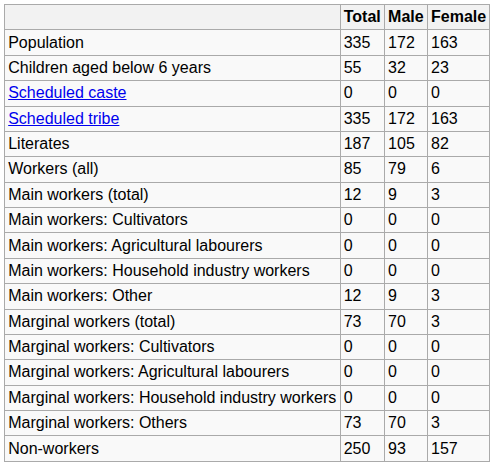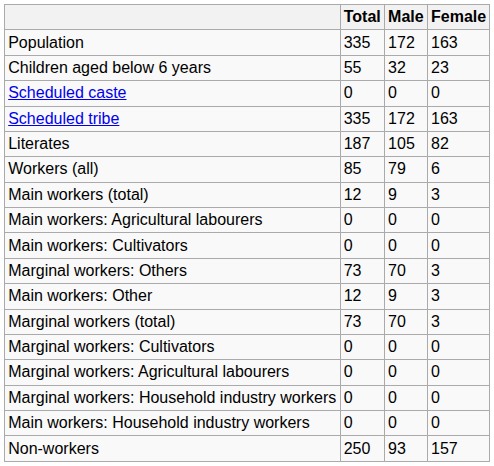rows swapped: (98, 220) <-> (135, 245)
rows swapped: (159, 270) <-> (98, 423)
